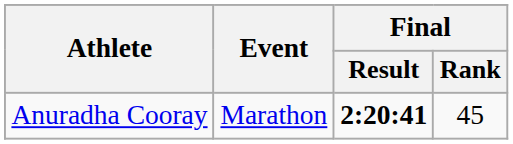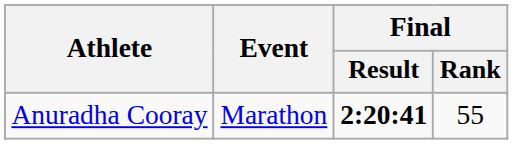(470, 115) 45 -> (470, 115) 55
